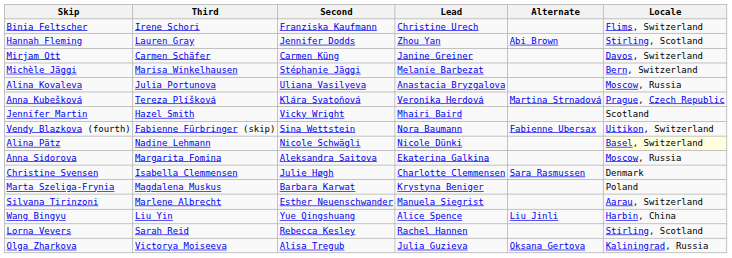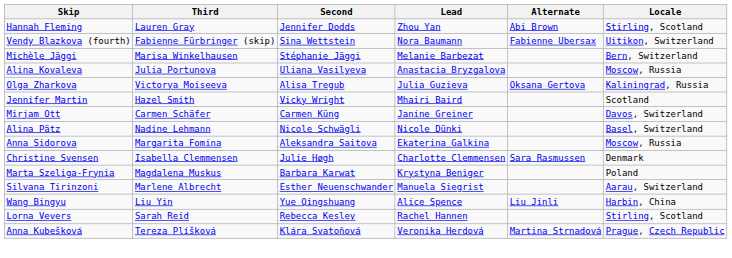- row: (47, 26)
rows swapped: (69, 129) <-> (33, 56)
rows swapped: (44, 99) <-> (42, 246)
(654, 143) lightyellow background -> (654, 129) no background
